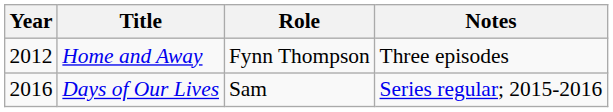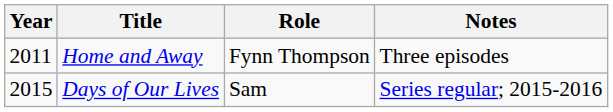(31, 55) 2012 -> (31, 55) 2011
(31, 89) 2016 -> (31, 89) 2015
